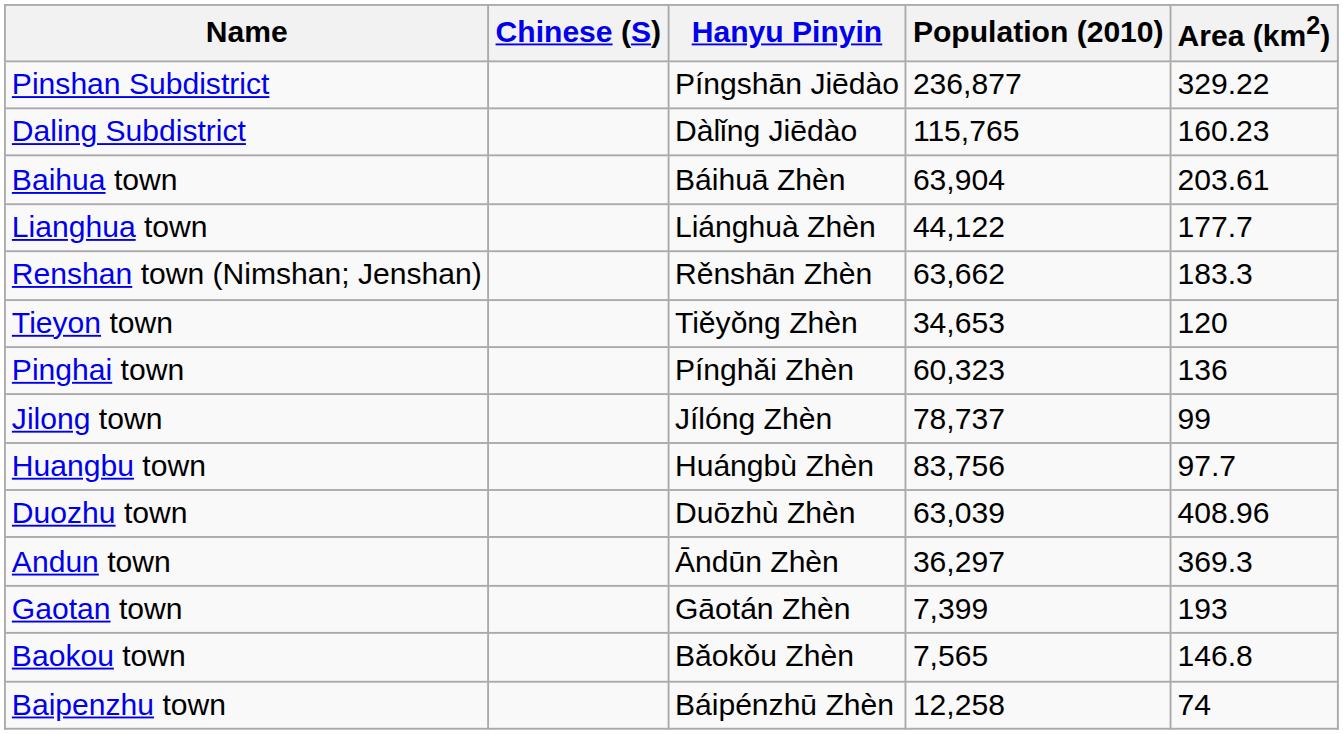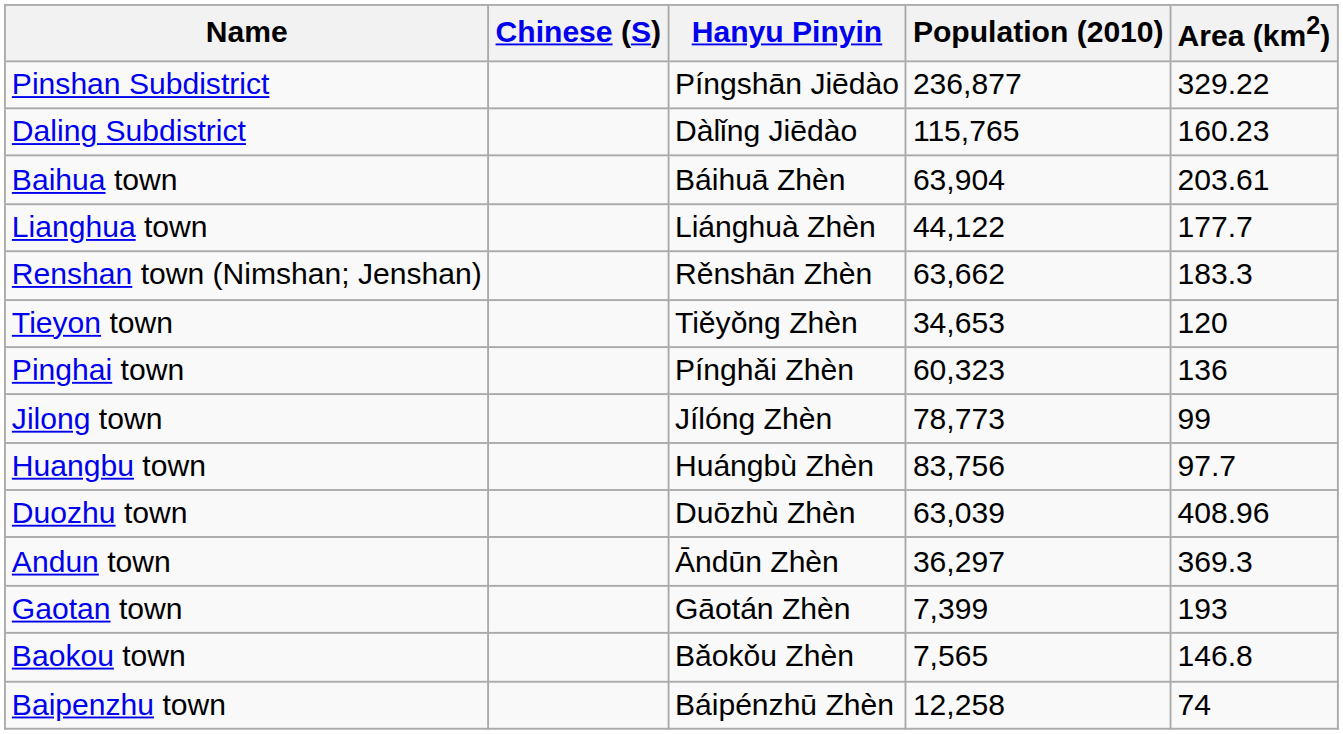(959, 418) 78,737 -> (959, 418) 78,773
